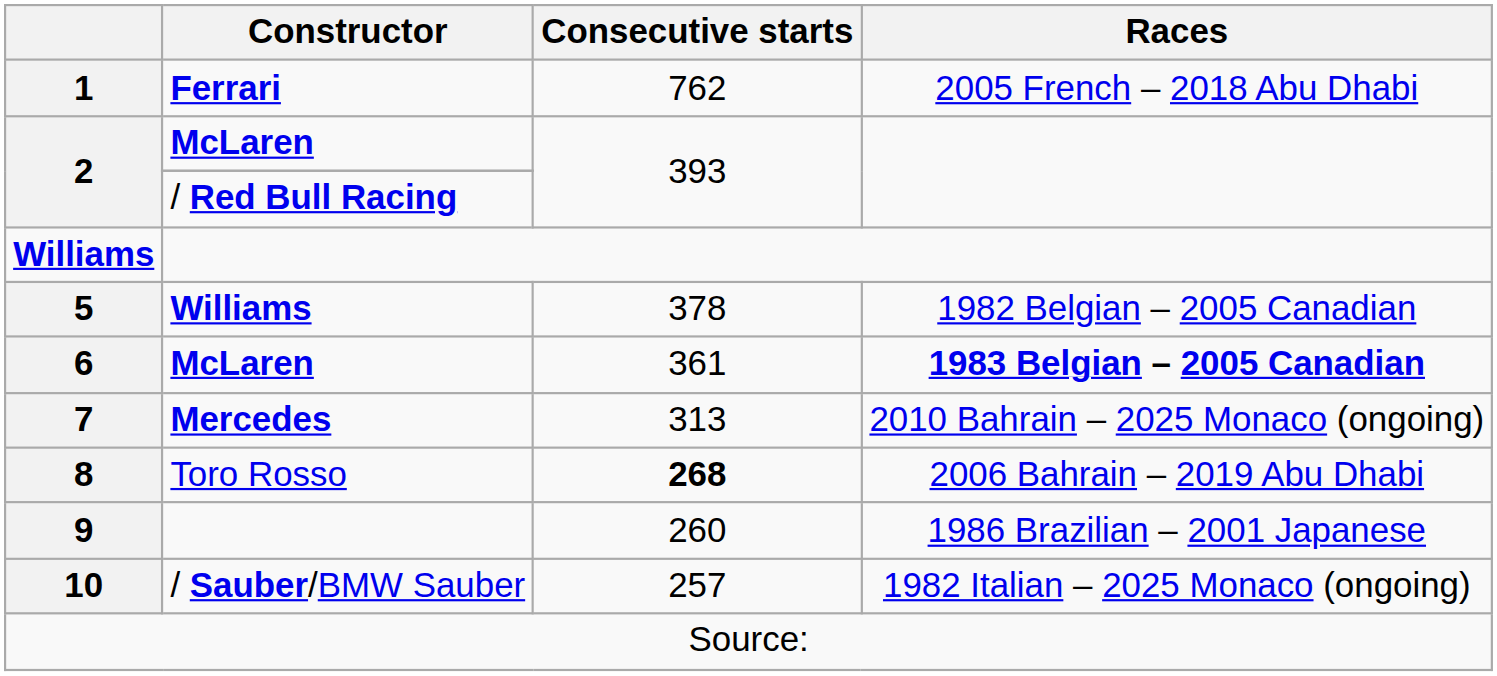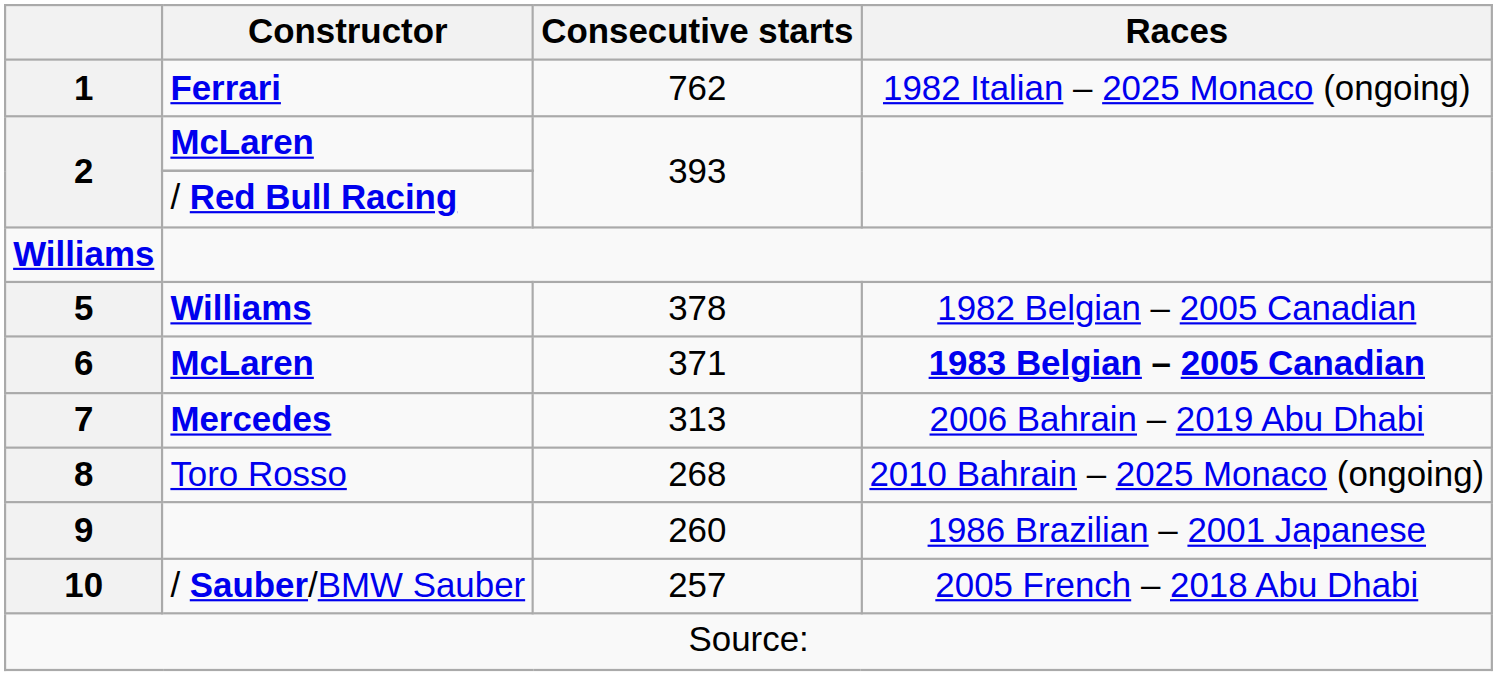(1177, 87) 2005 French – 2018 Abu Dhabi -> (1177, 87) 1982 Italian – 2025 Monaco (ongoing)
(697, 364) 361 -> (697, 364) 371
(1177, 419) 2010 Bahrain – 2025 Monaco (ongoing) -> (1177, 419) 2006 Bahrain – 2019 Abu Dhabi
(697, 474) bold -> (697, 474) normal
(1177, 474) 2006 Bahrain – 2019 Abu Dhabi -> (1177, 474) 2010 Bahrain – 2025 Monaco (ongoing)
(1177, 585) 1982 Italian – 2025 Monaco (ongoing) -> (1177, 585) 2005 French – 2018 Abu Dhabi
